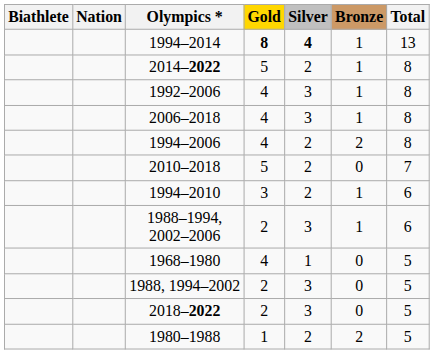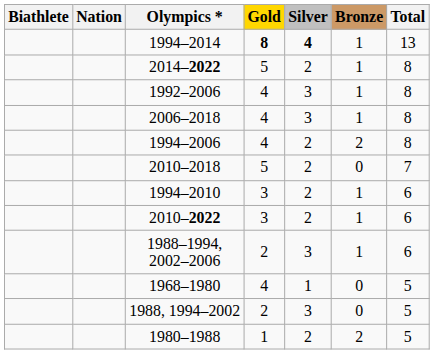+ row: (185, 218)
- row: (185, 311)
